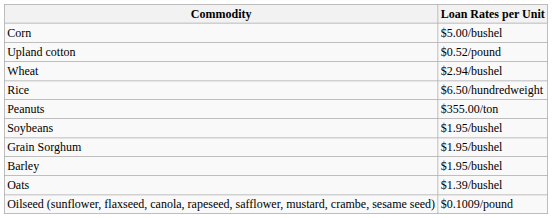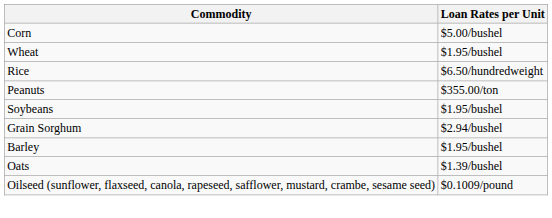- row: (41, 52)
(471, 71) $2.94/bushel -> (471, 52) $1.95/bushel
(471, 147) $1.95/bushel -> (471, 128) $2.94/bushel
